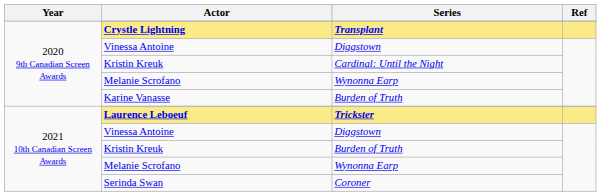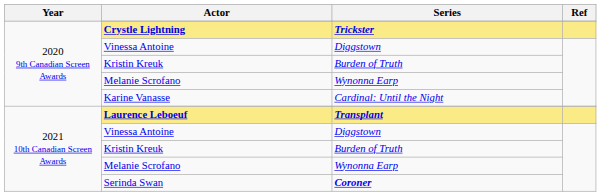(359, 30) Transplant -> (354, 30) Trickster
(389, 64) Cardinal: Until the Night -> (368, 64) Burden of Truth
(368, 98) Burden of Truth -> (389, 98) Cardinal: Until the Night
(354, 115) Trickster -> (359, 115) Transplant
(352, 183) normal -> (353, 183) bold
